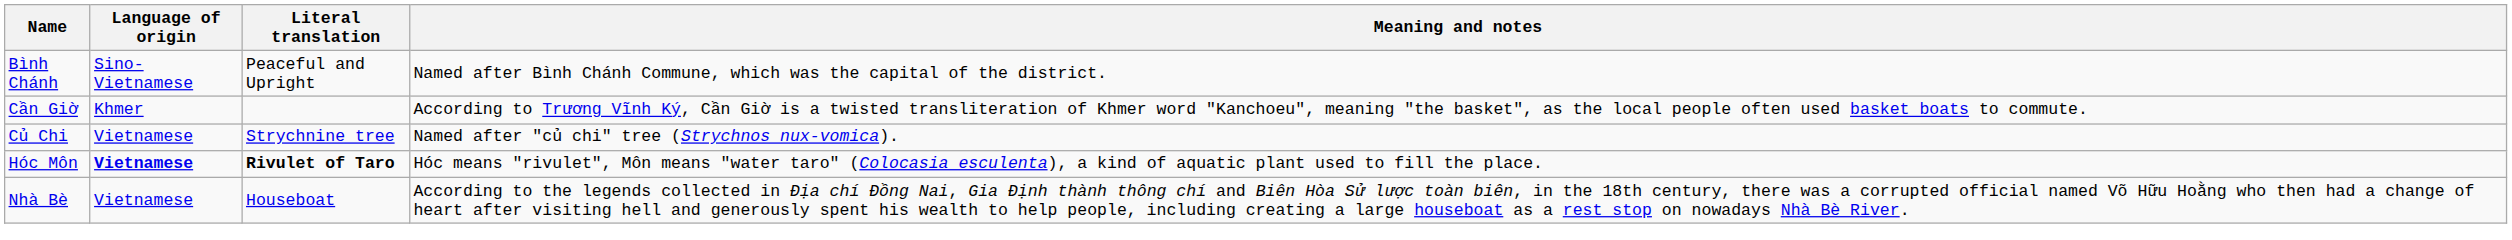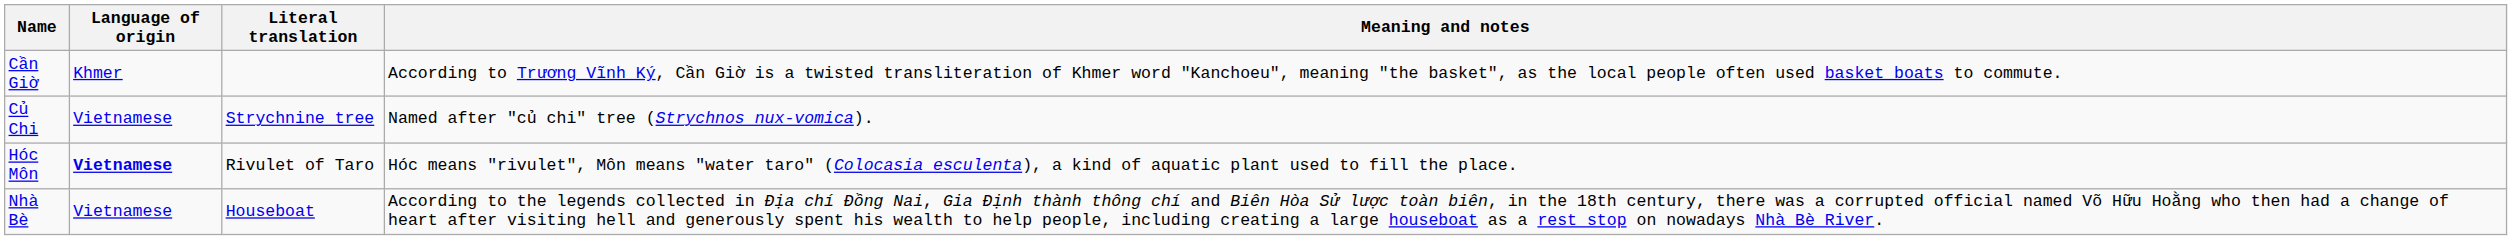- row: (33, 74)
(320, 164) bold -> (300, 165) normal
